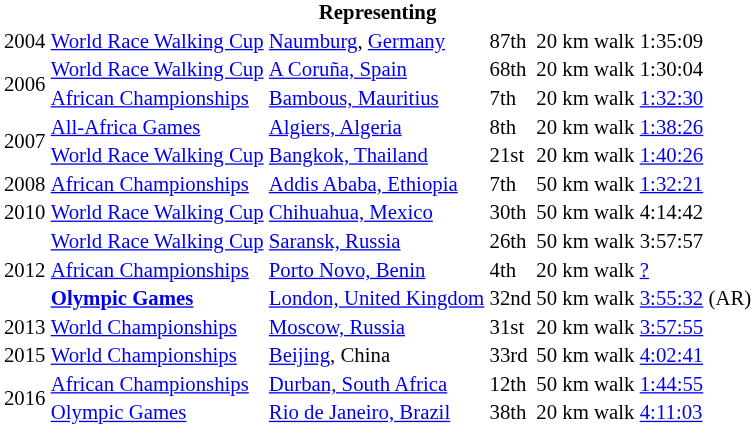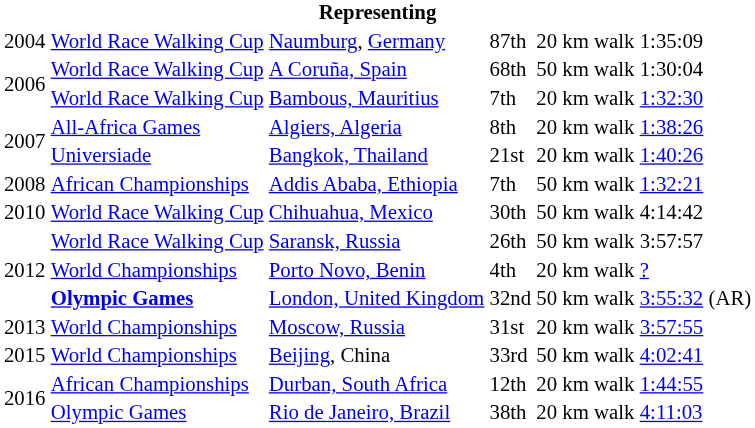(585, 69) 20 km walk -> (585, 69) 50 km walk
(150, 98) African Championships -> (157, 98) World Race Walking Cup
(157, 155) World Race Walking Cup -> (101, 155) Universiade
(150, 269) African Championships -> (144, 269) World Championships
(585, 384) 50 km walk -> (585, 384) 20 km walk
